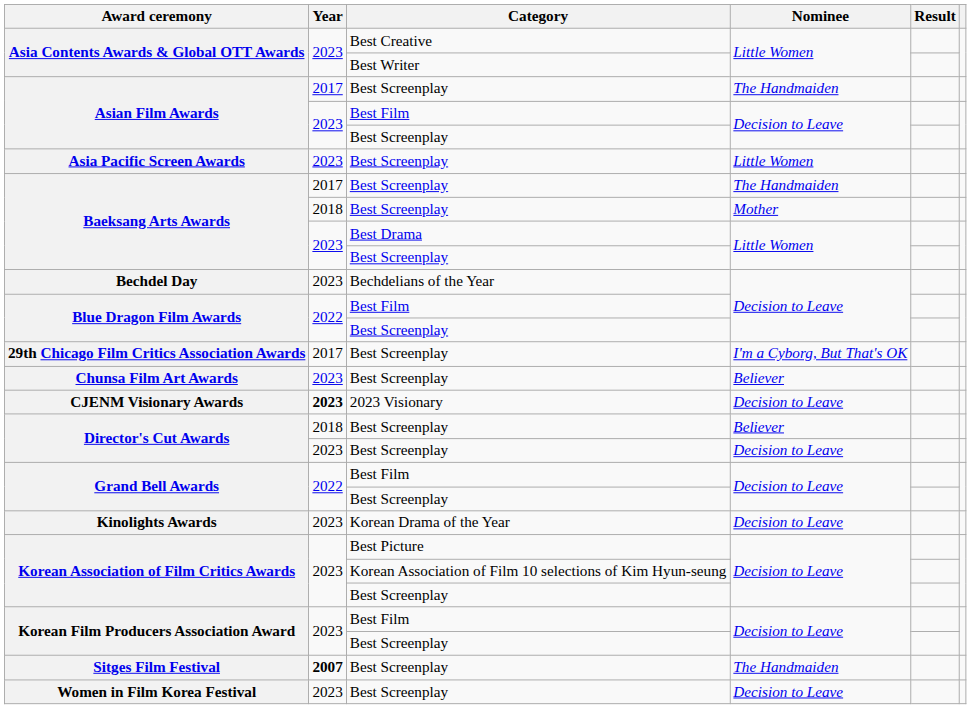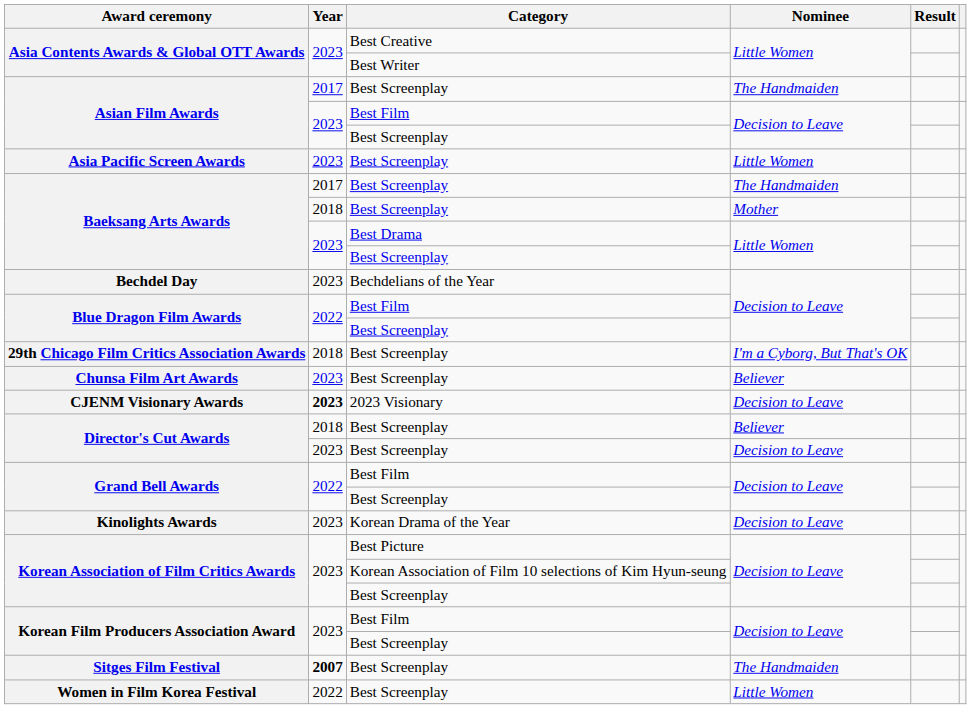(328, 354) 2017 -> (328, 354) 2018
(328, 691) 2023 -> (328, 691) 2022
(788, 691) Decision to Leave -> (773, 691) Little Women
